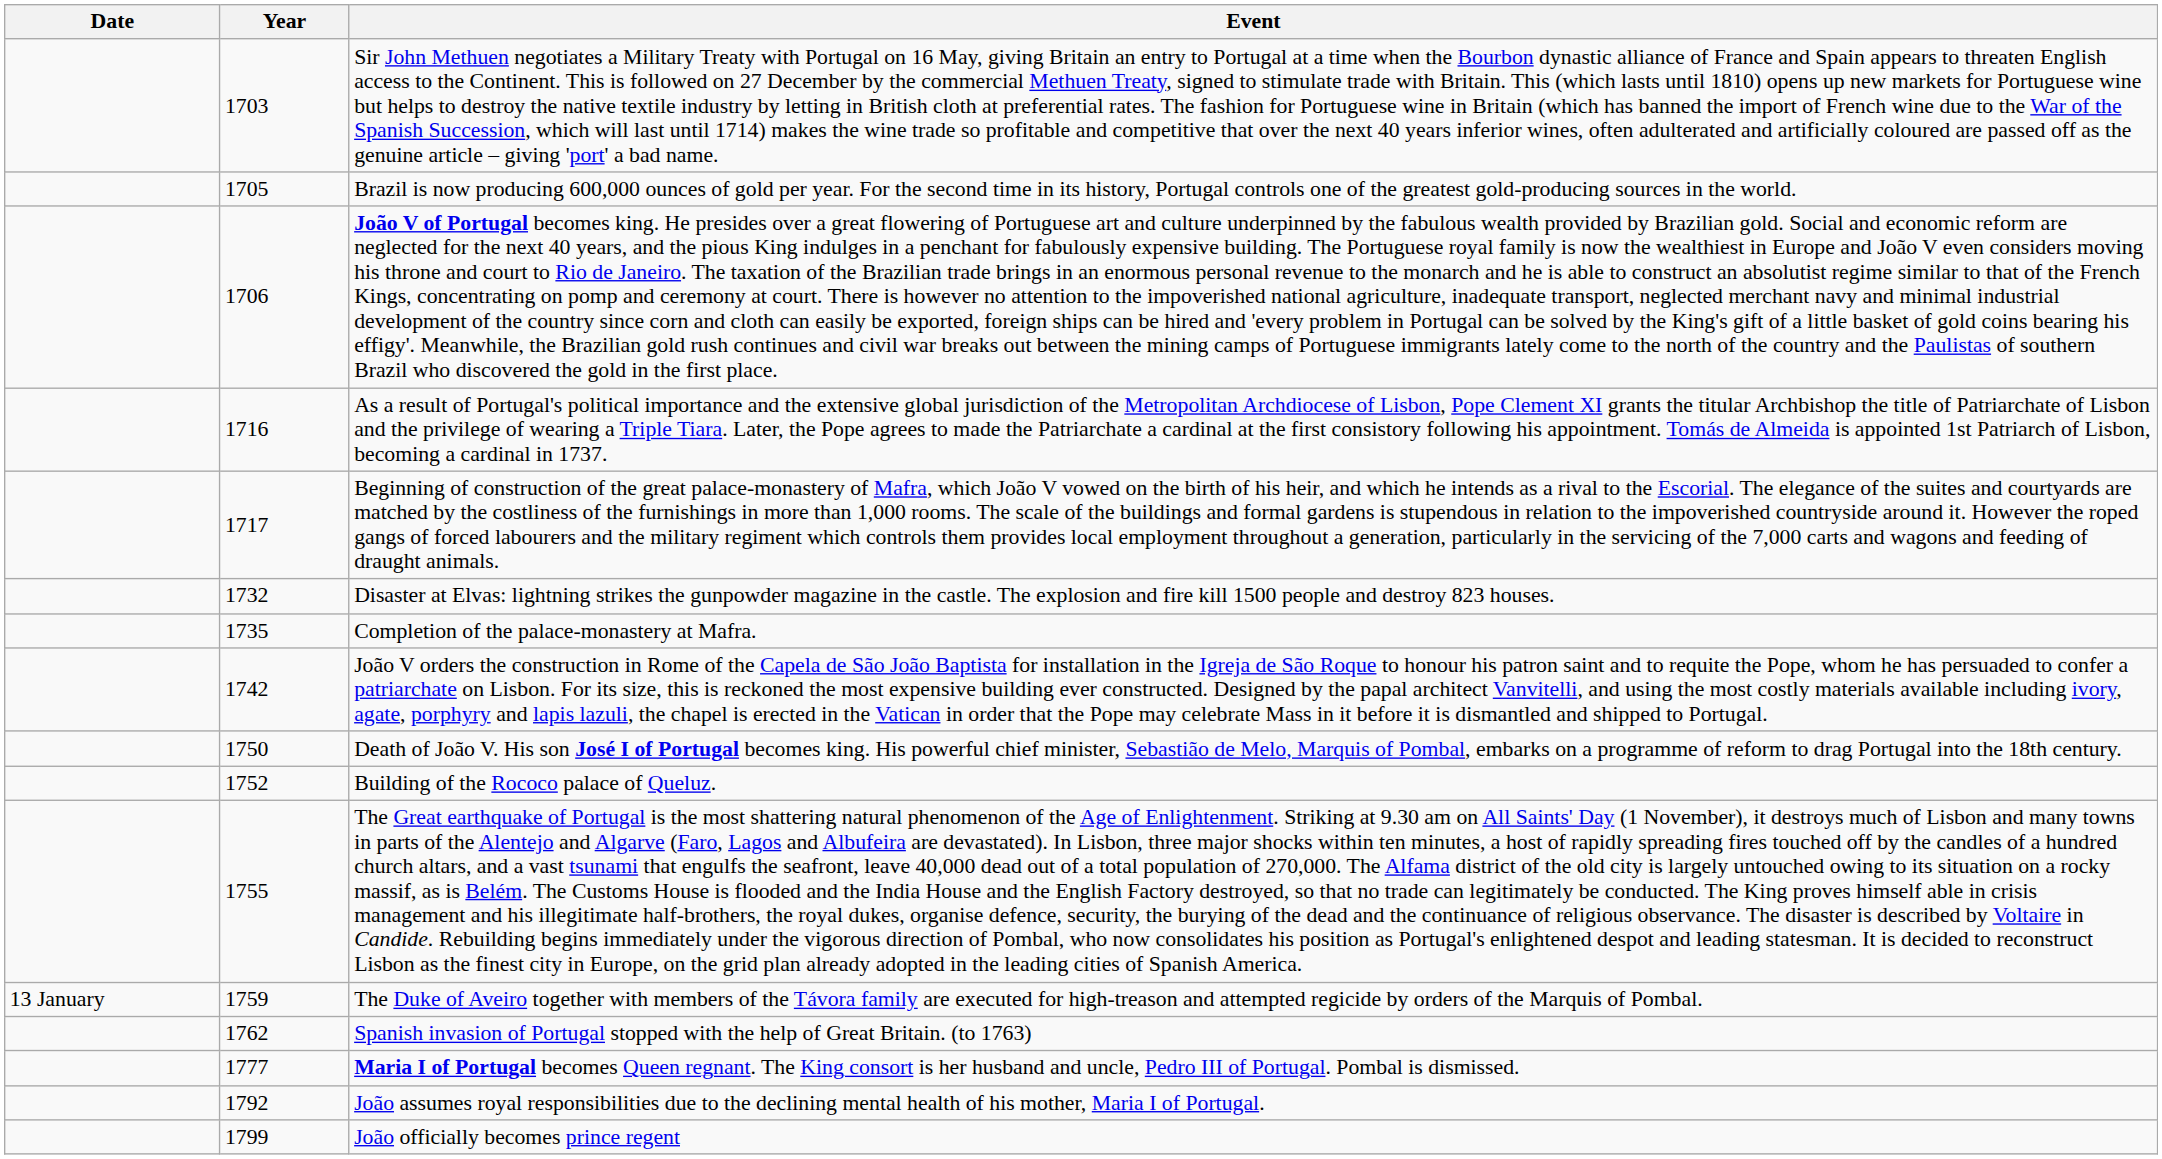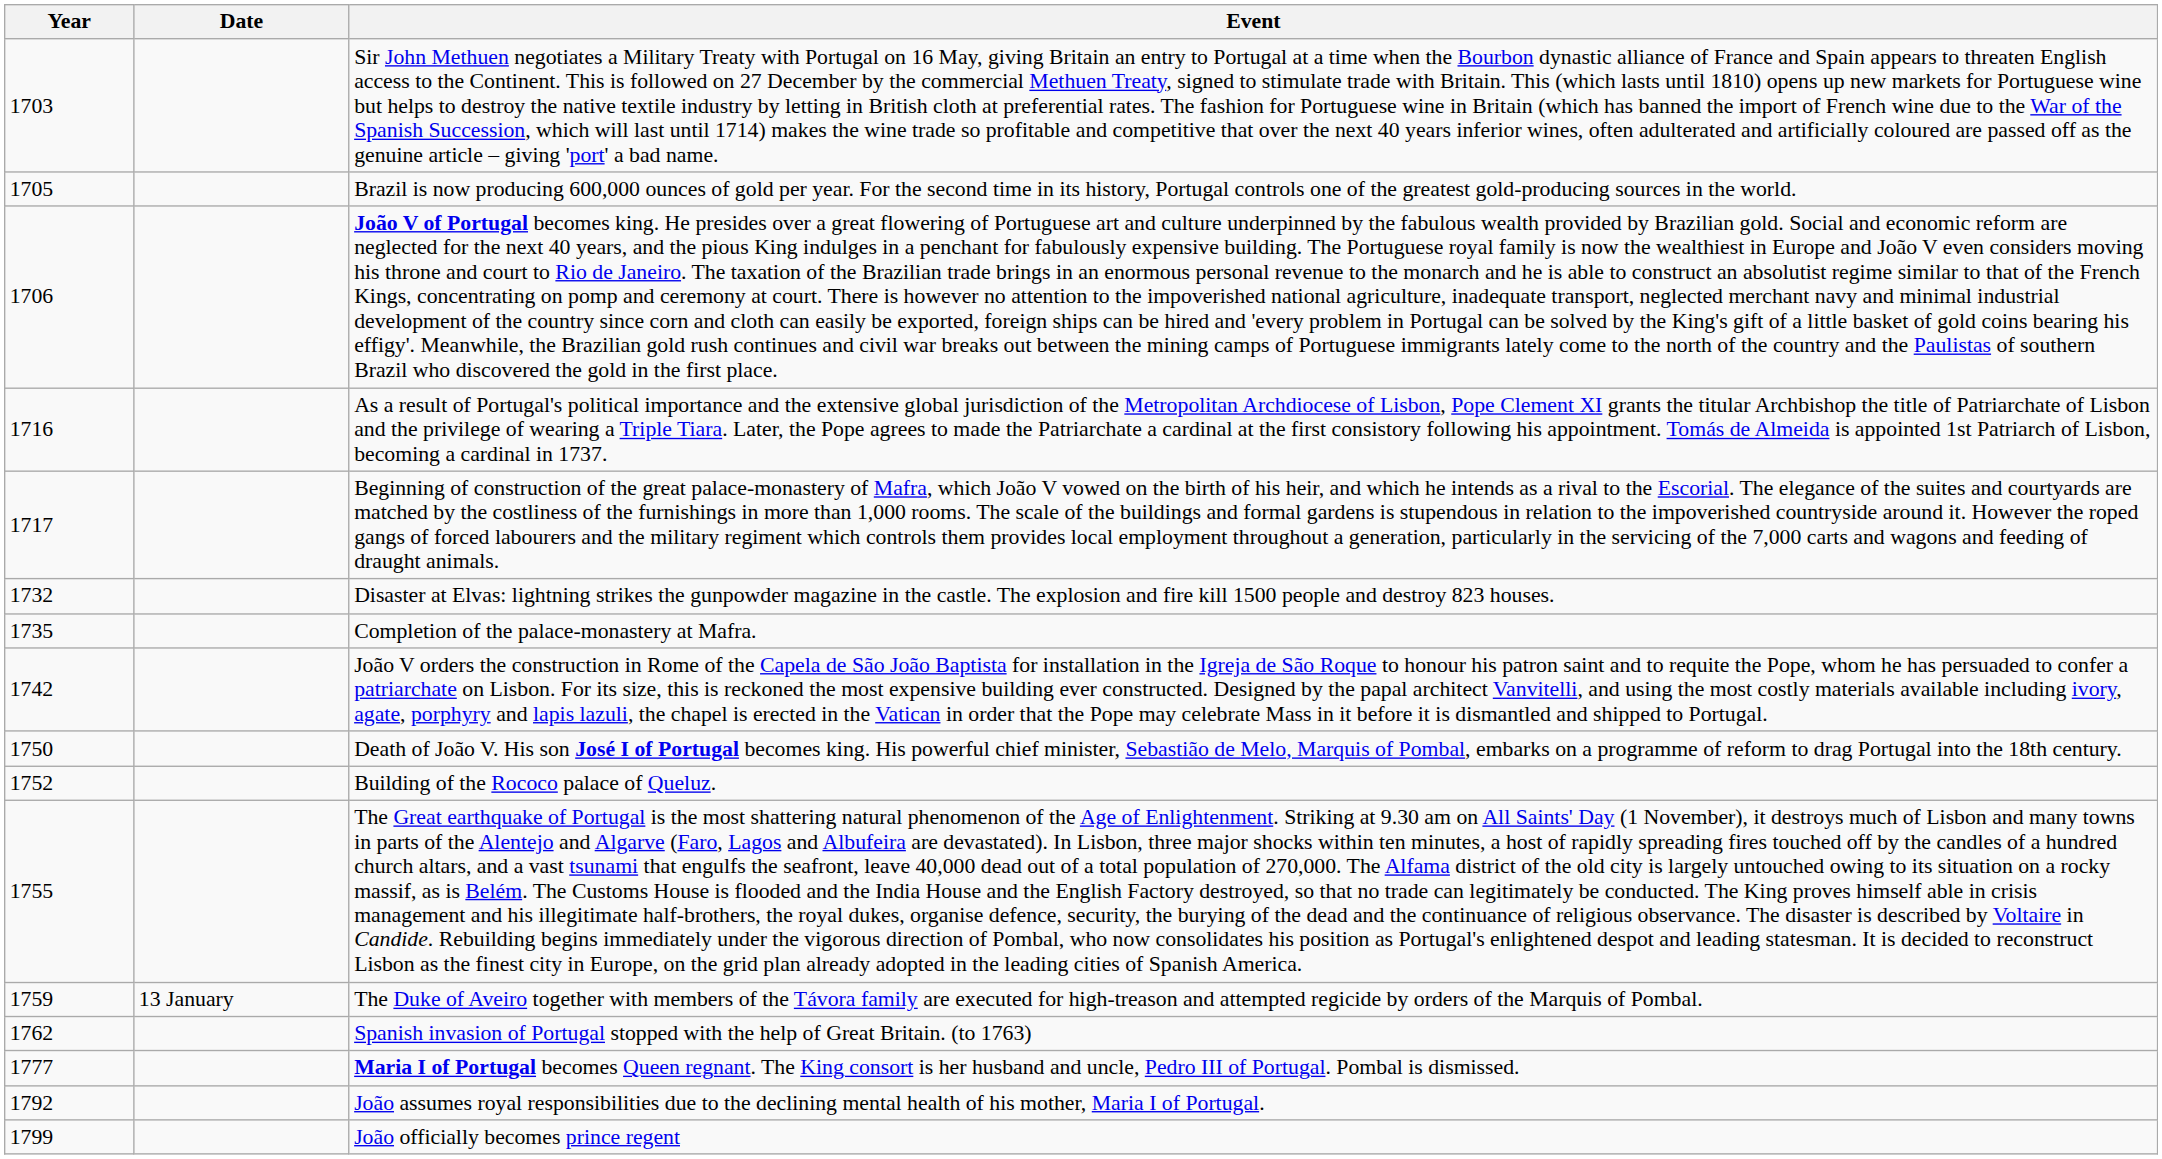columns swapped: (285, 21) <-> (112, 21)
